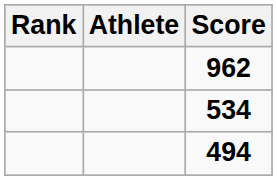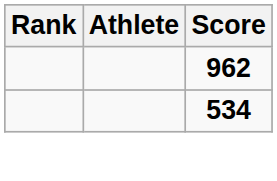- row: (229, 152)
